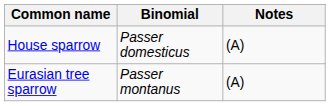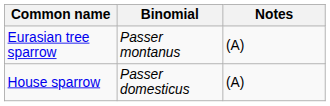rows swapped: (54, 44) <-> (49, 82)
